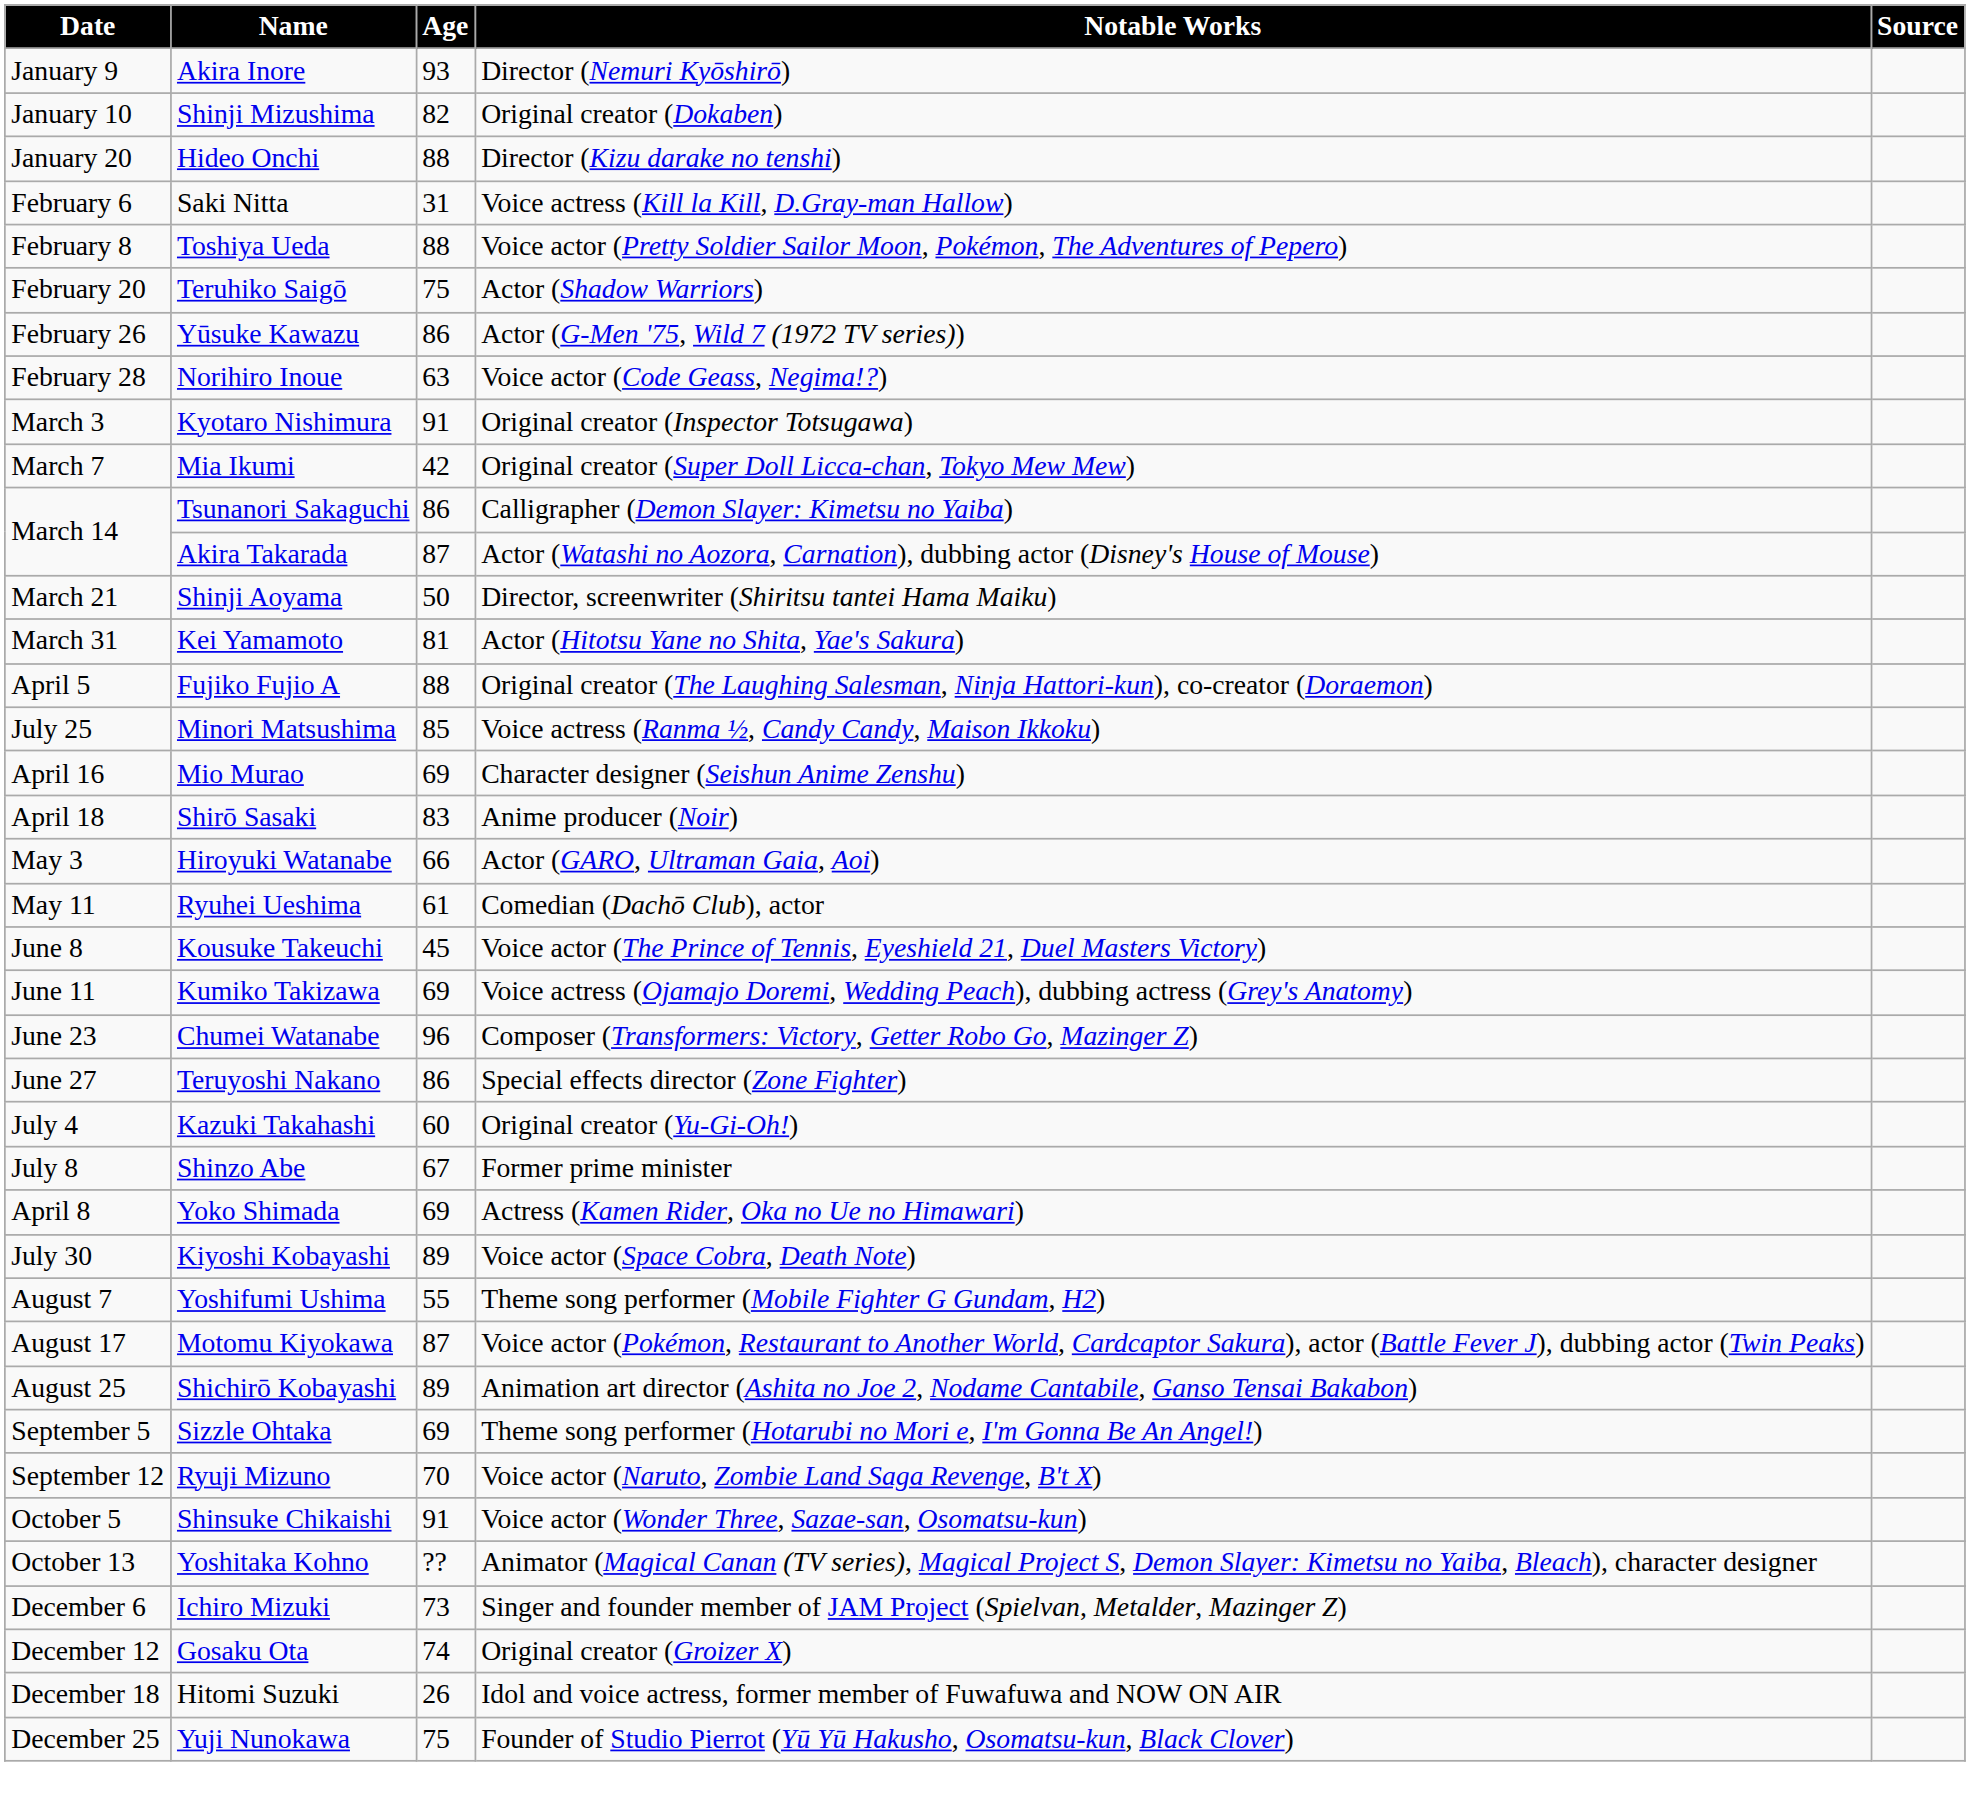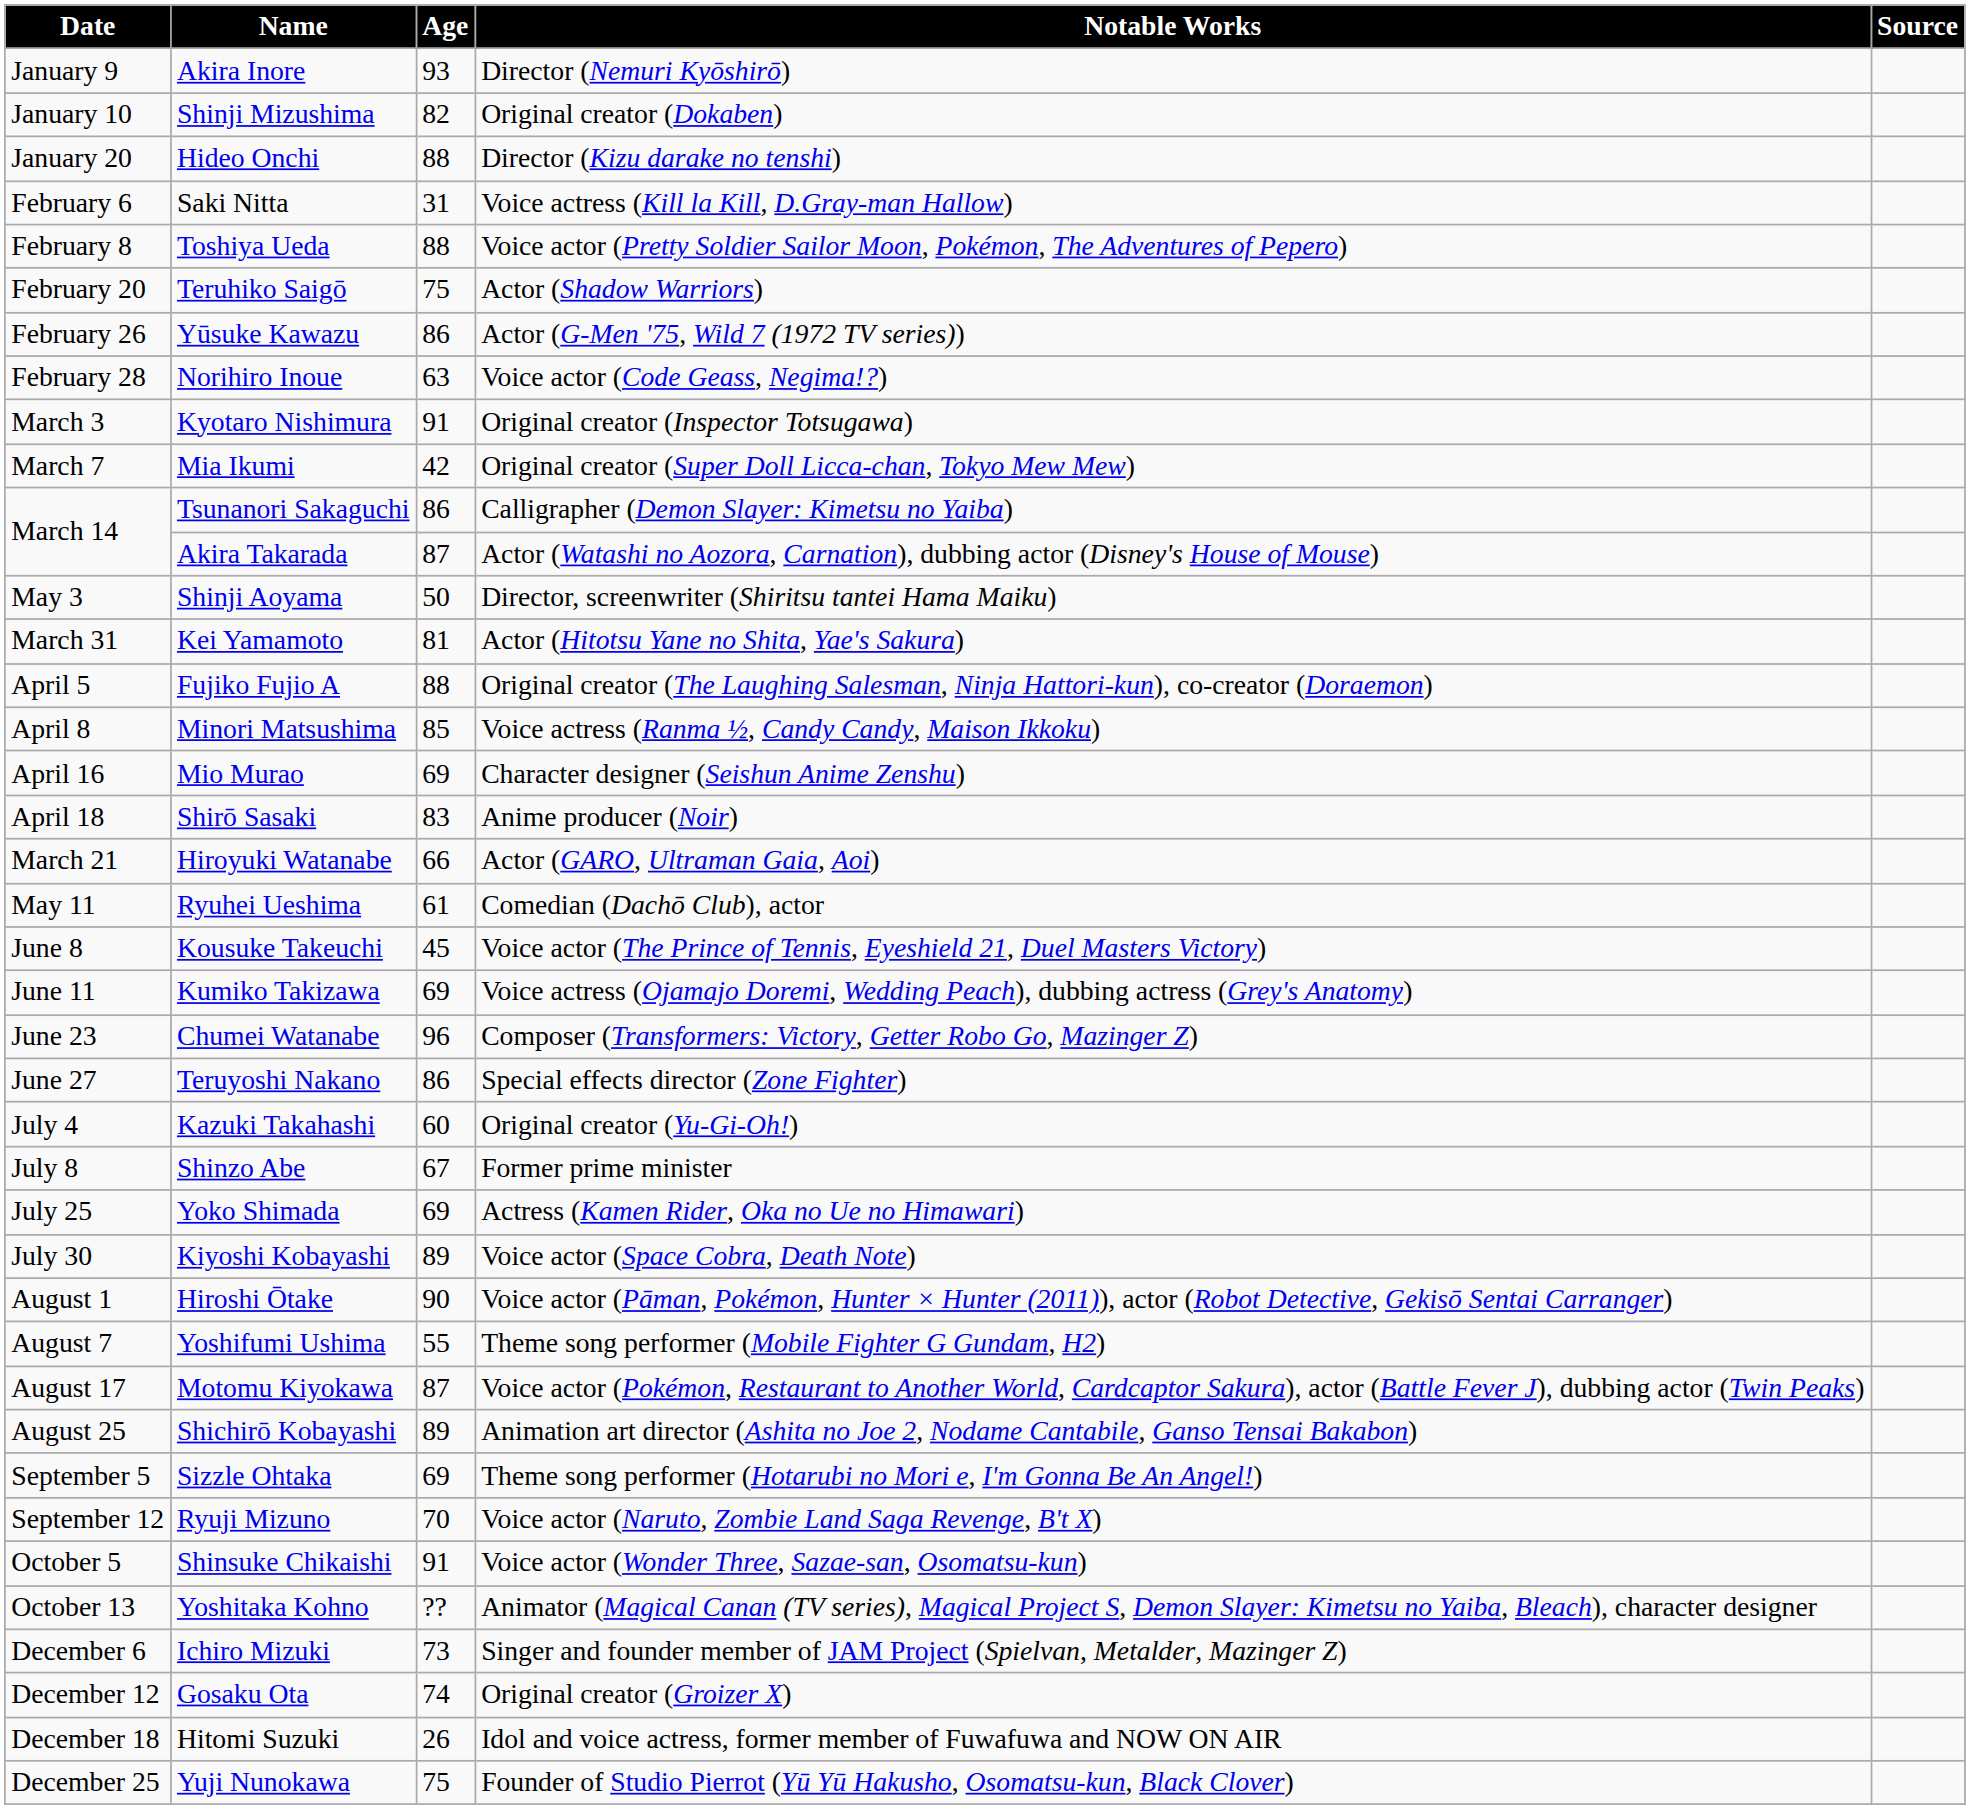(65, 597) March 21 -> (47, 597) May 3
(52, 728) July 25 -> (51, 728) April 8
(47, 860) May 3 -> (65, 860) March 21
(51, 1211) April 8 -> (52, 1211) July 25
+ row: (255, 1299)
